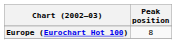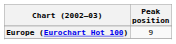(151, 32) 8 -> (151, 32) 9
